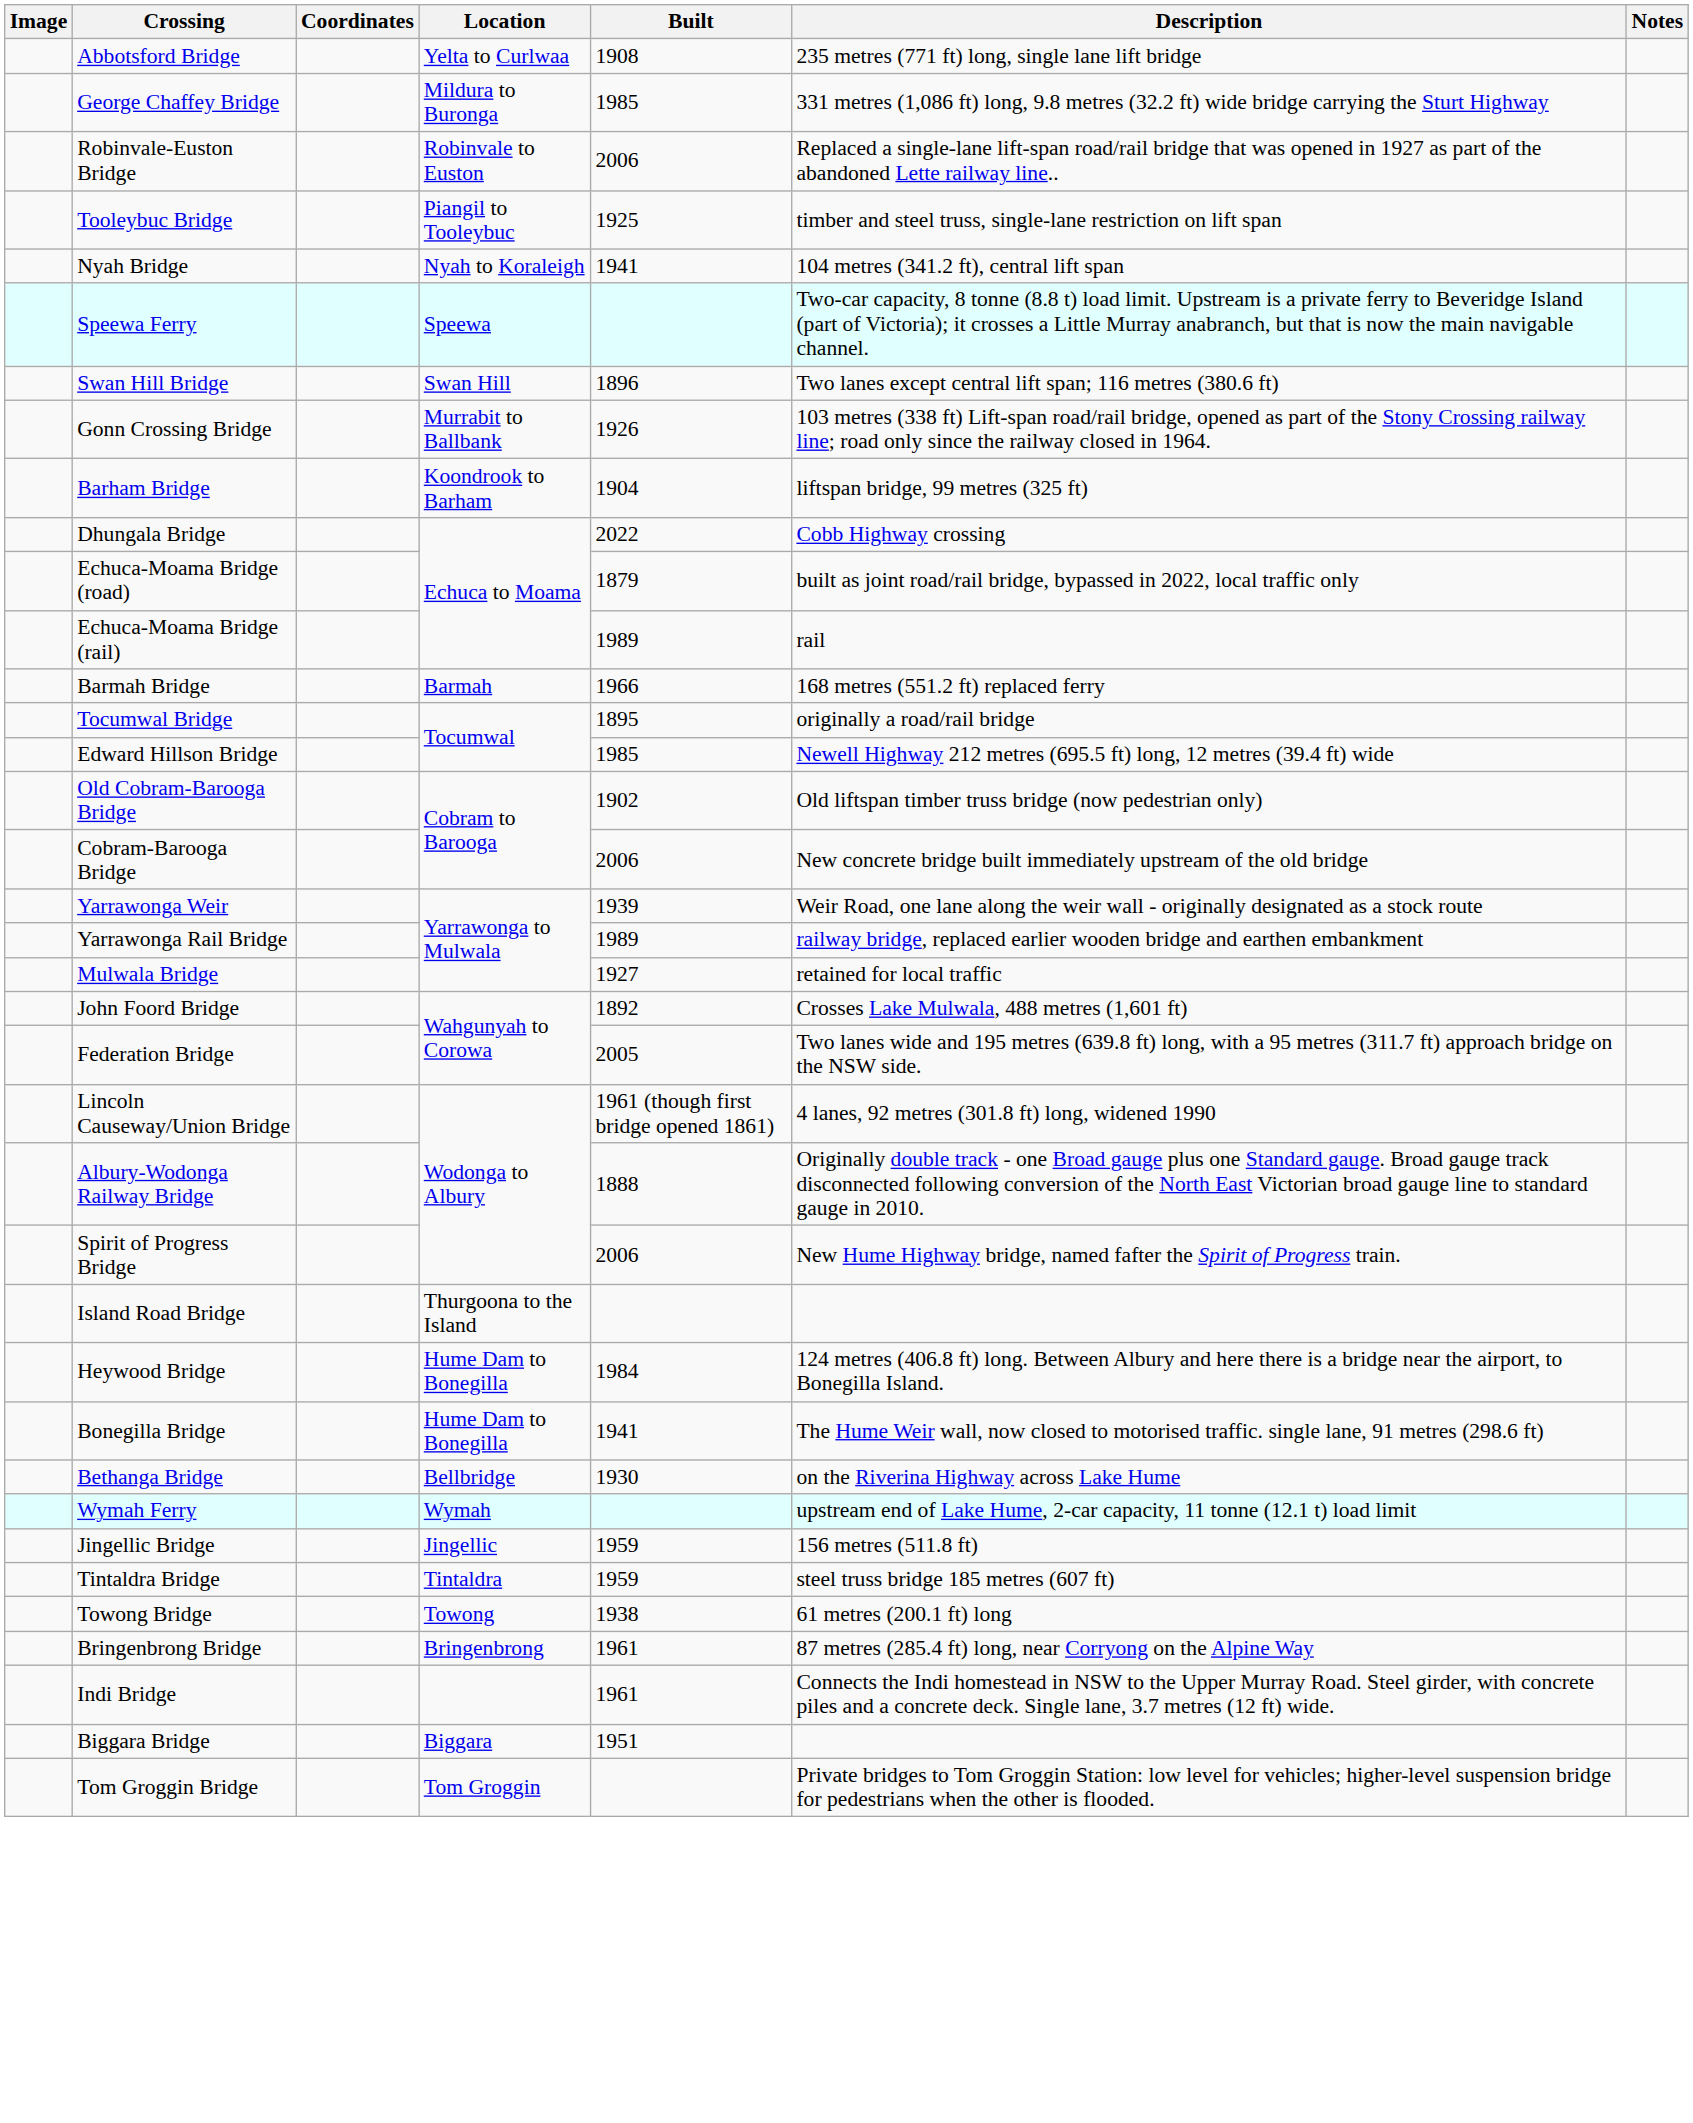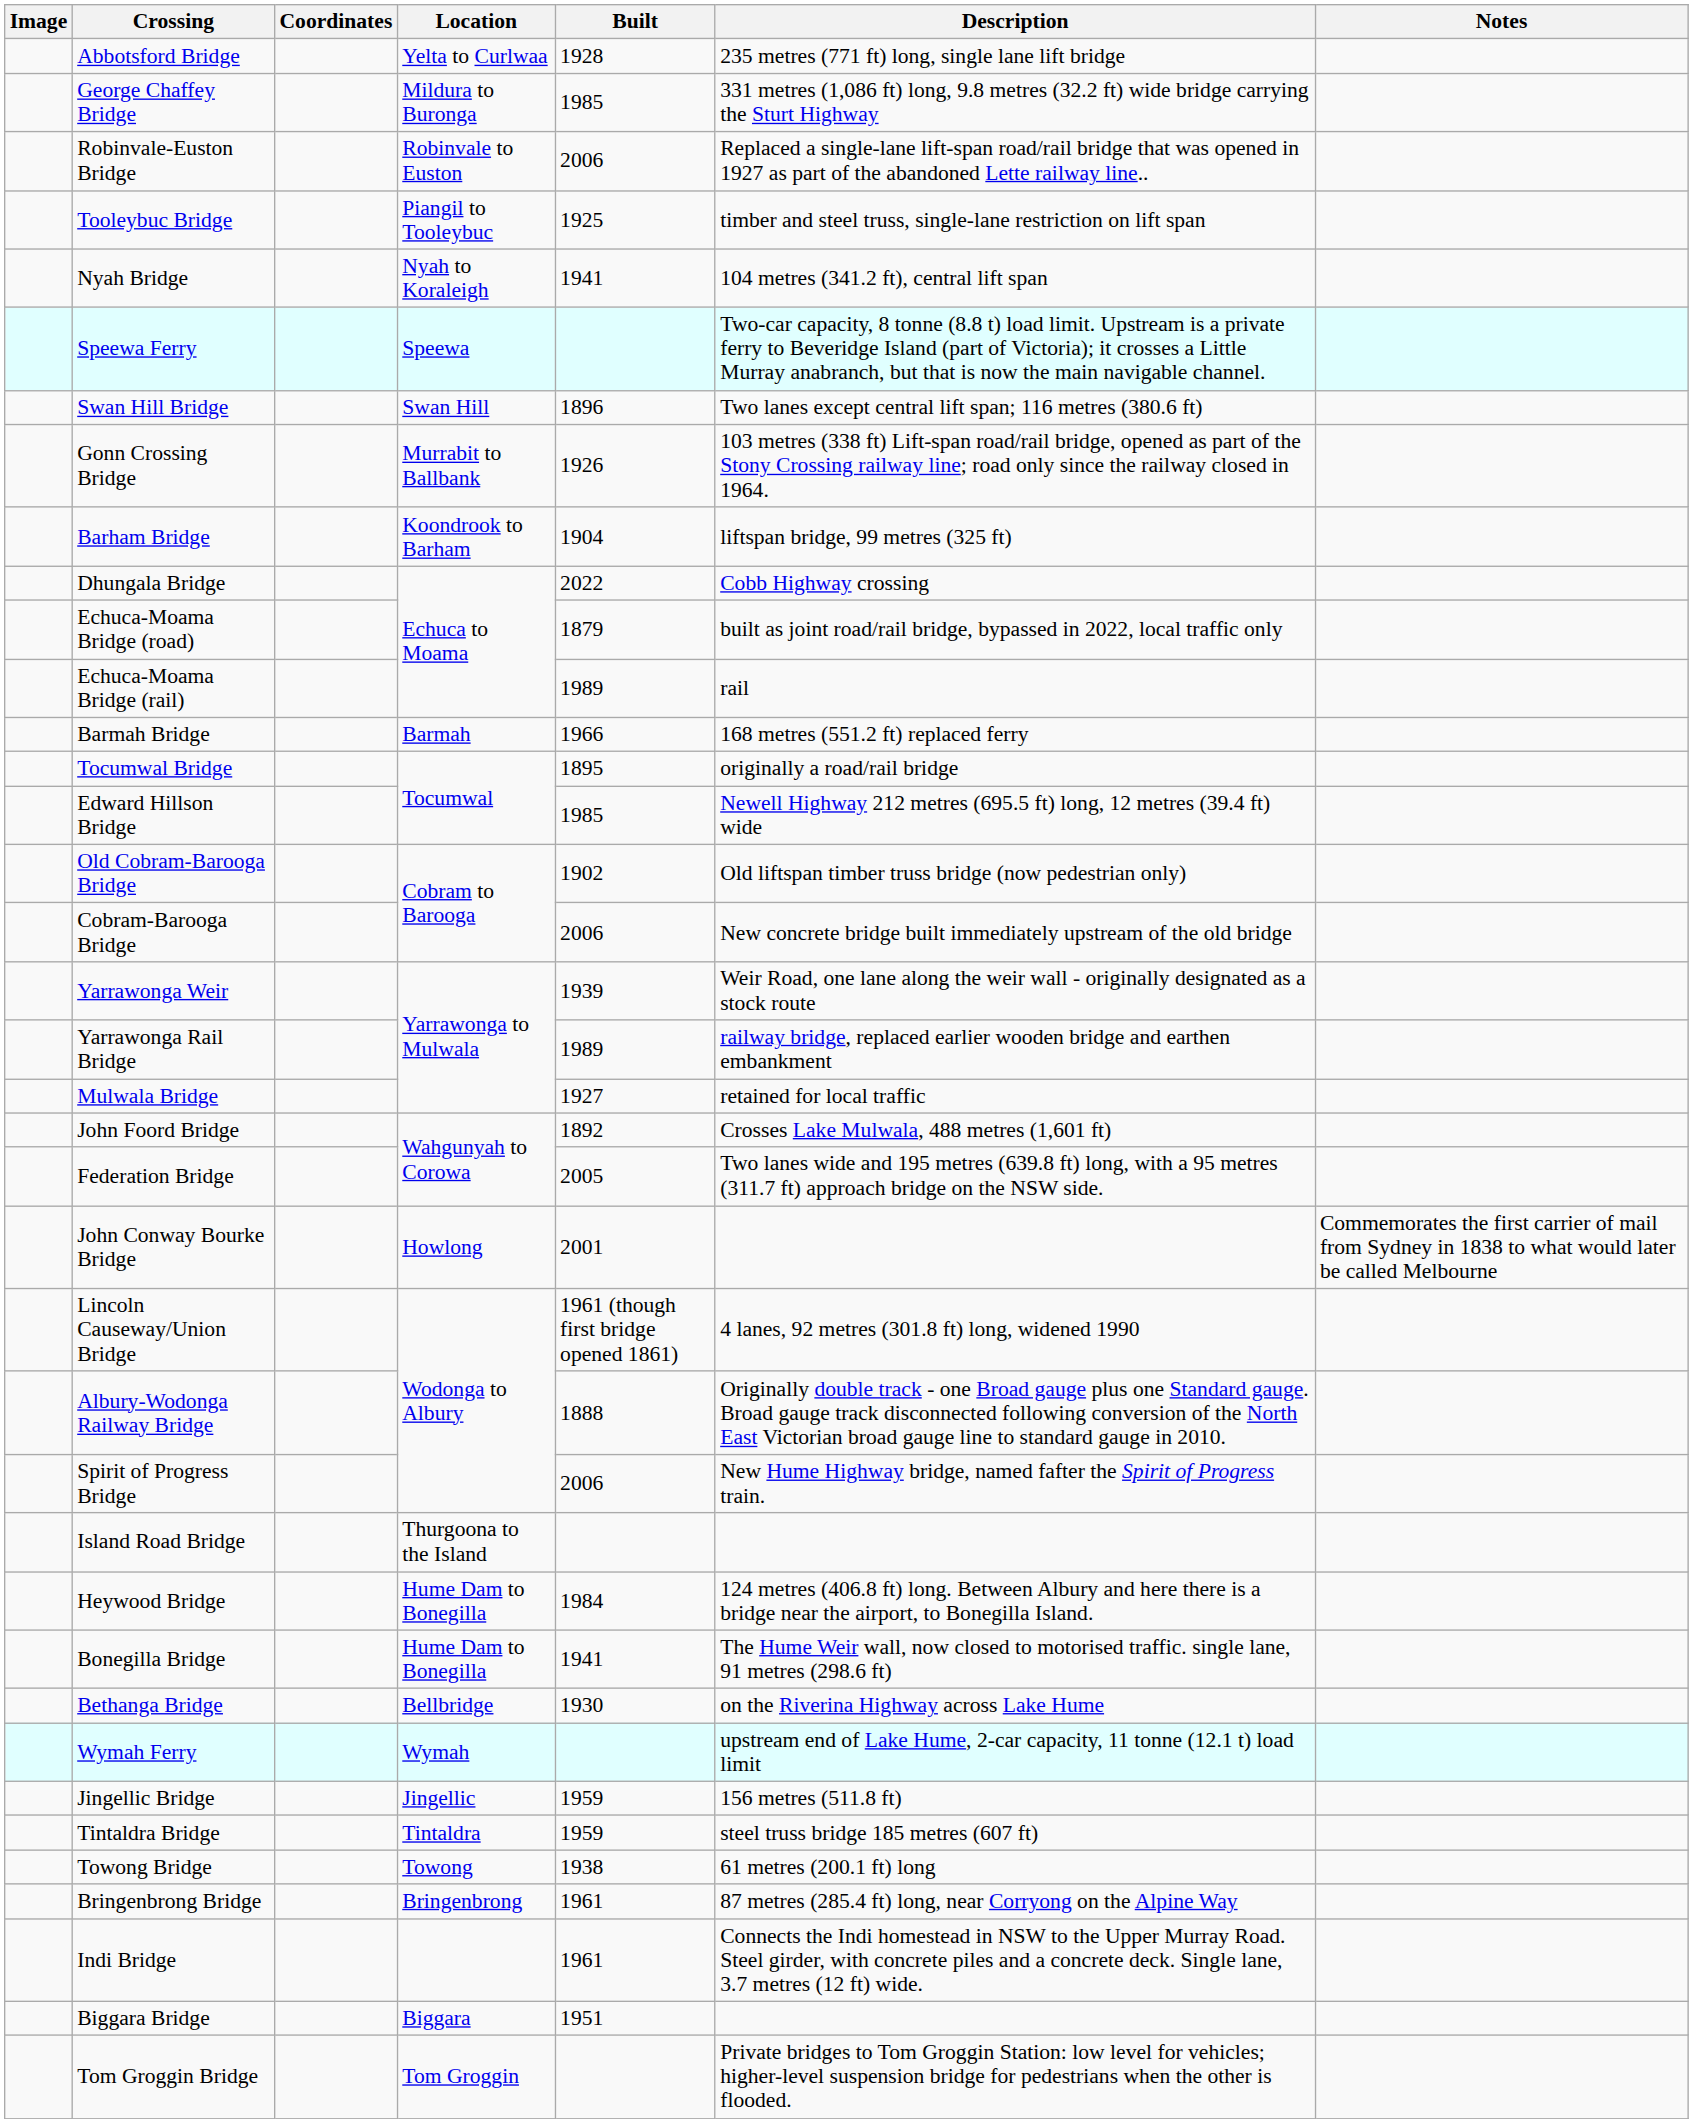(617, 55) 1908 -> (582, 55) 1928
+ row: (171, 1246)
